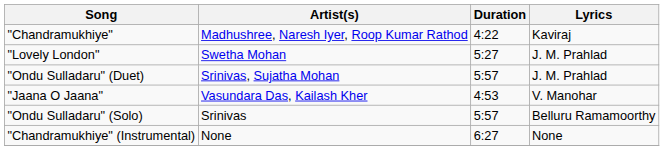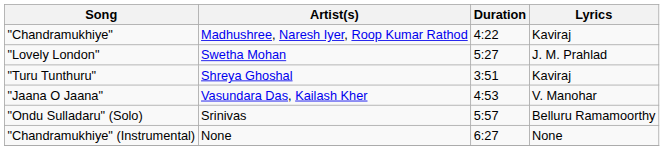+ row: (52, 75)
- row: (76, 75)
